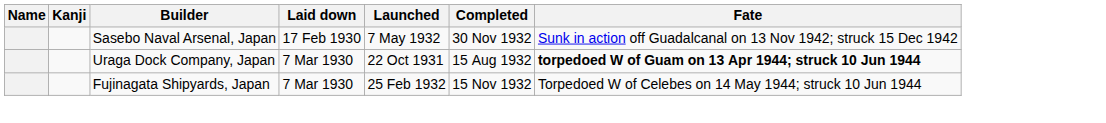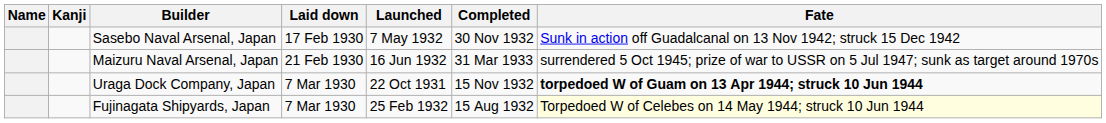+ row: (186, 60)
(492, 60) 15 Aug 1932 -> (494, 83) 15 Nov 1932
(492, 83) 15 Nov 1932 -> (494, 106) 15 Aug 1932
(730, 83) no background -> (732, 106) lightyellow background
